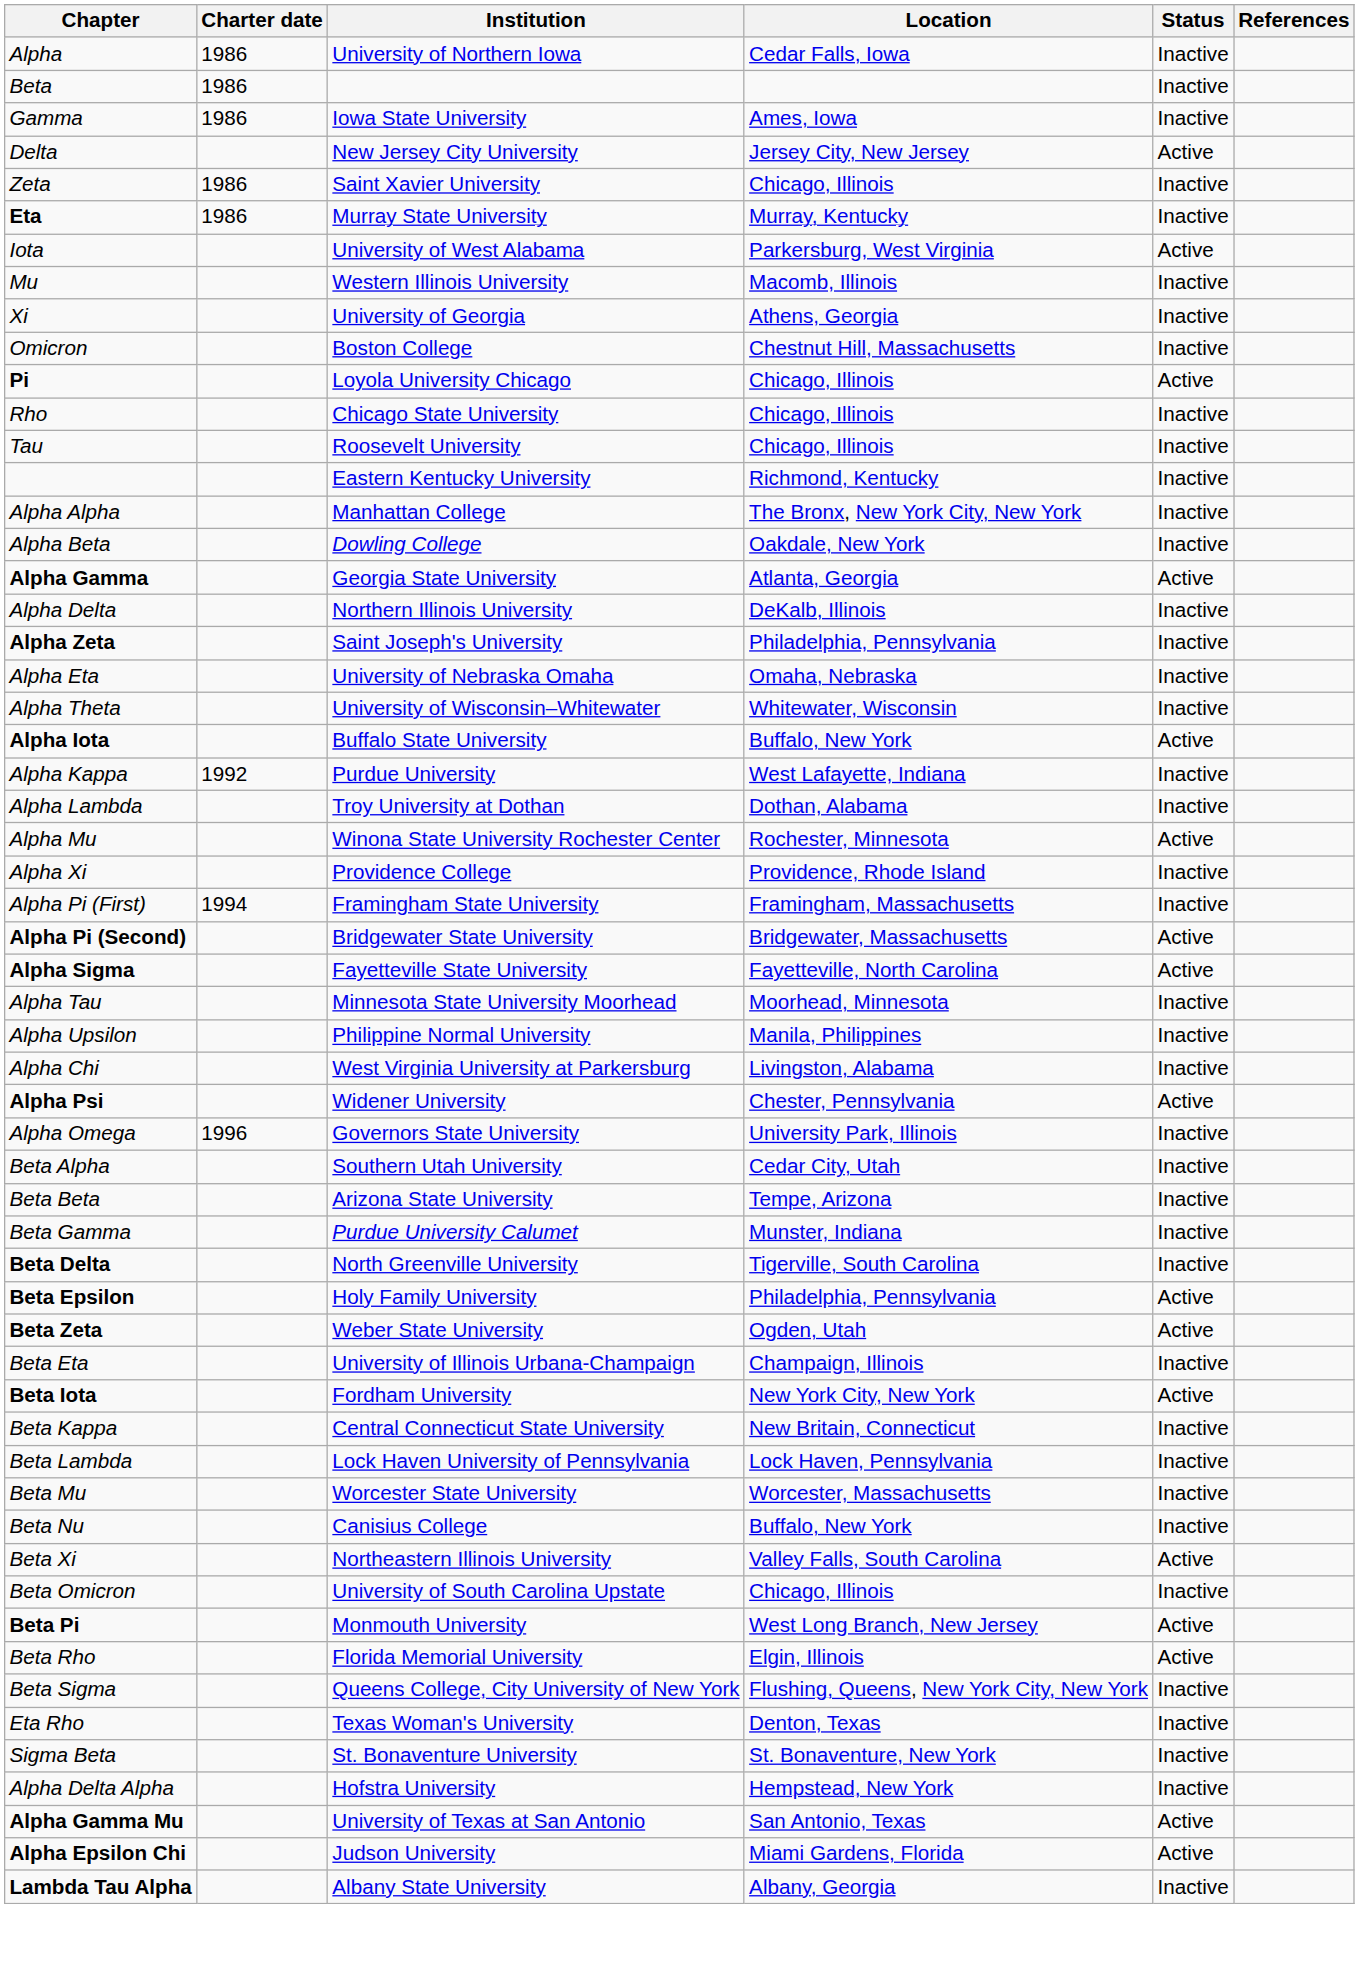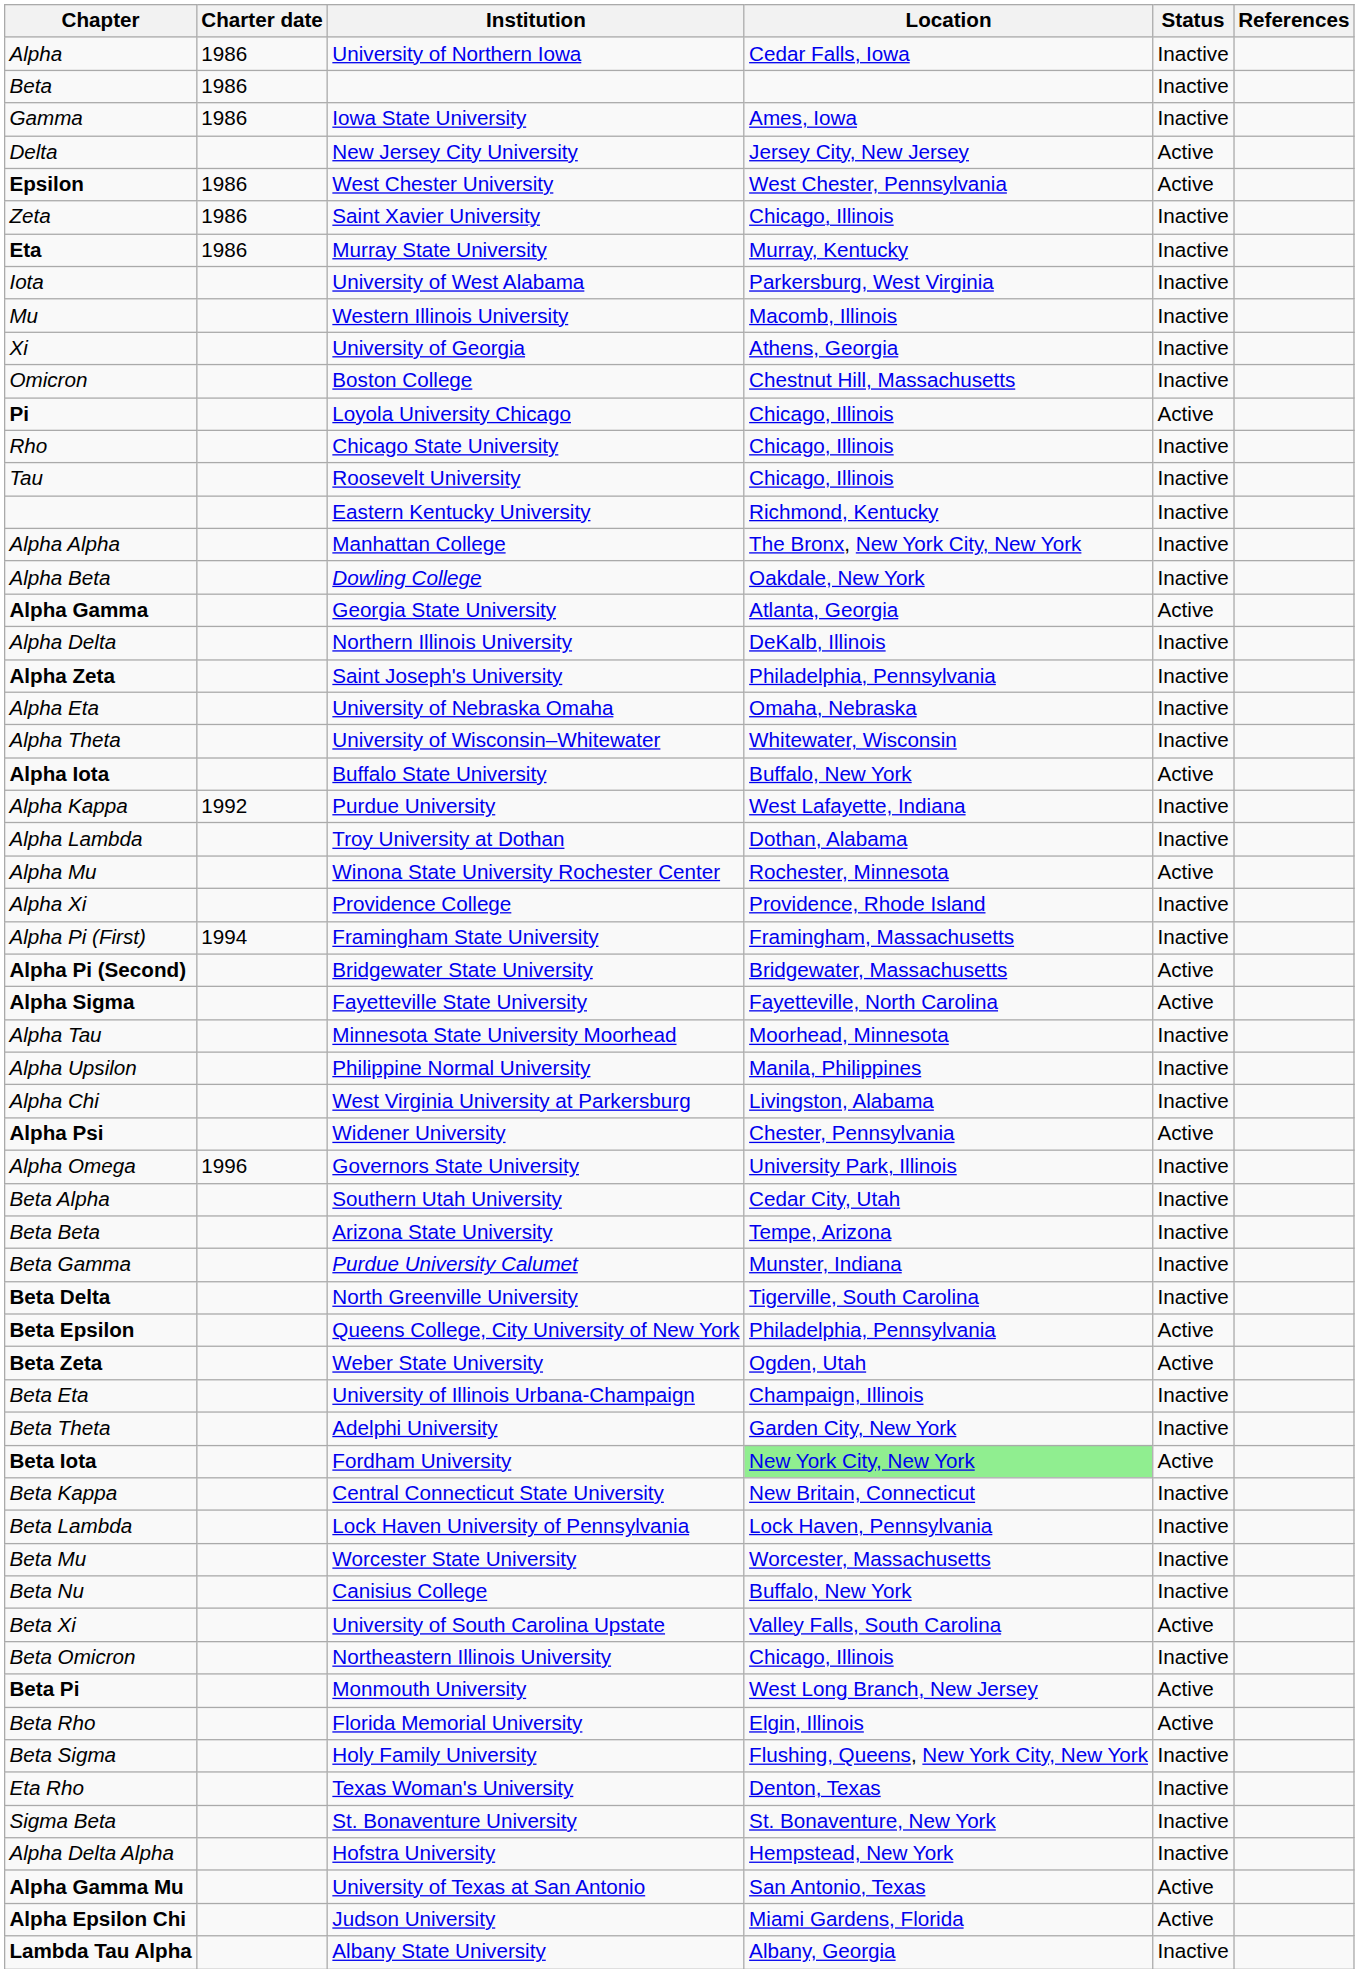+ row: (47, 184)
(1186, 250) Active -> (1193, 282) Inactive
(434, 1297) Holy Family University -> (536, 1330) Queens College, City University of New York
+ row: (60, 1428)
(862, 1395) no background -> (862, 1461) lightgreen background
(472, 1559) Northeastern Illinois University -> (499, 1624) University of South Carolina Upstate
(499, 1592) University of South Carolina Upstate -> (472, 1657) Northeastern Illinois University
(536, 1690) Queens College, City University of New York -> (434, 1755) Holy Family University
